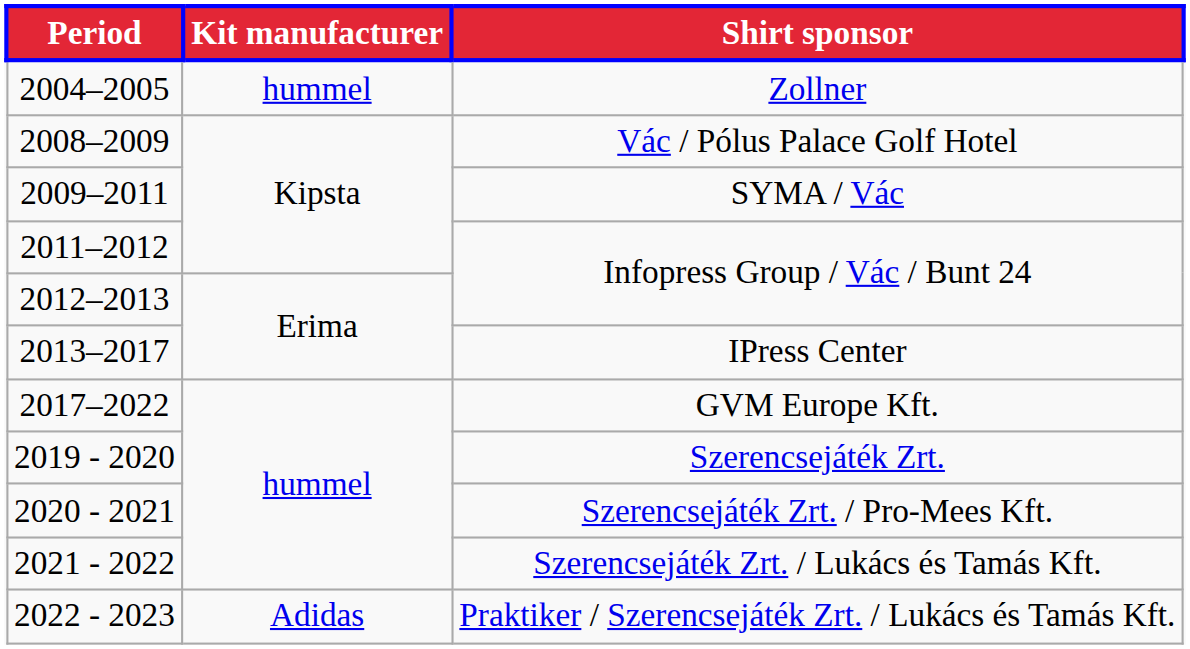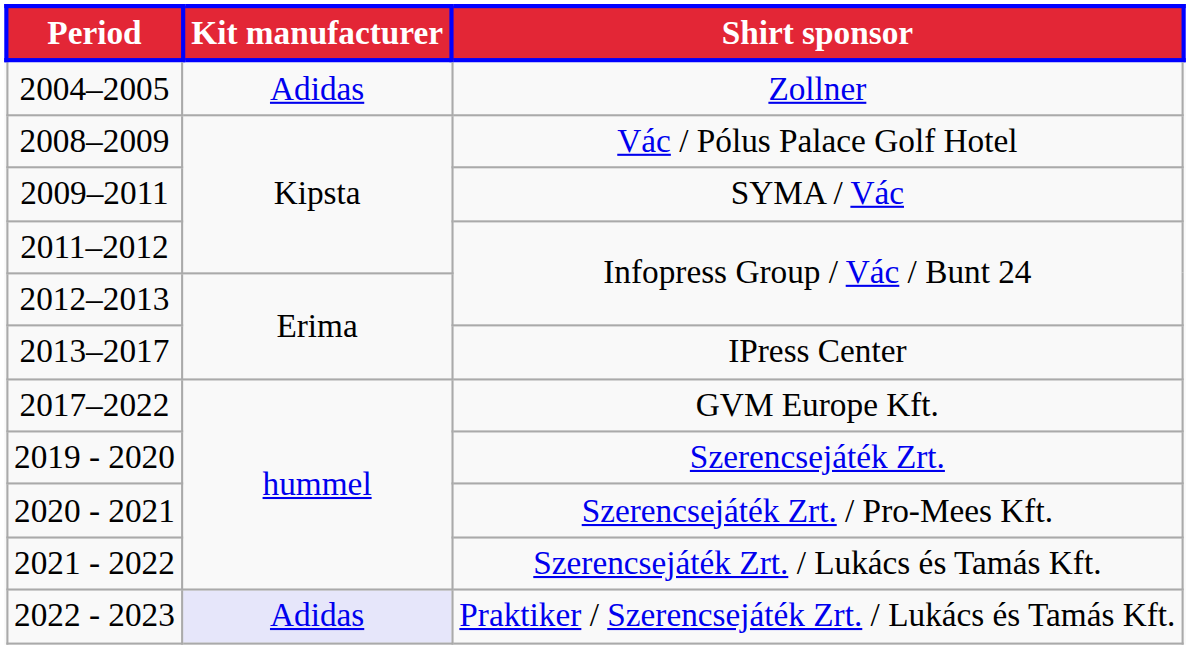(317, 87) hummel -> (317, 87) Adidas
(317, 615) no background -> (317, 615) lavender background
